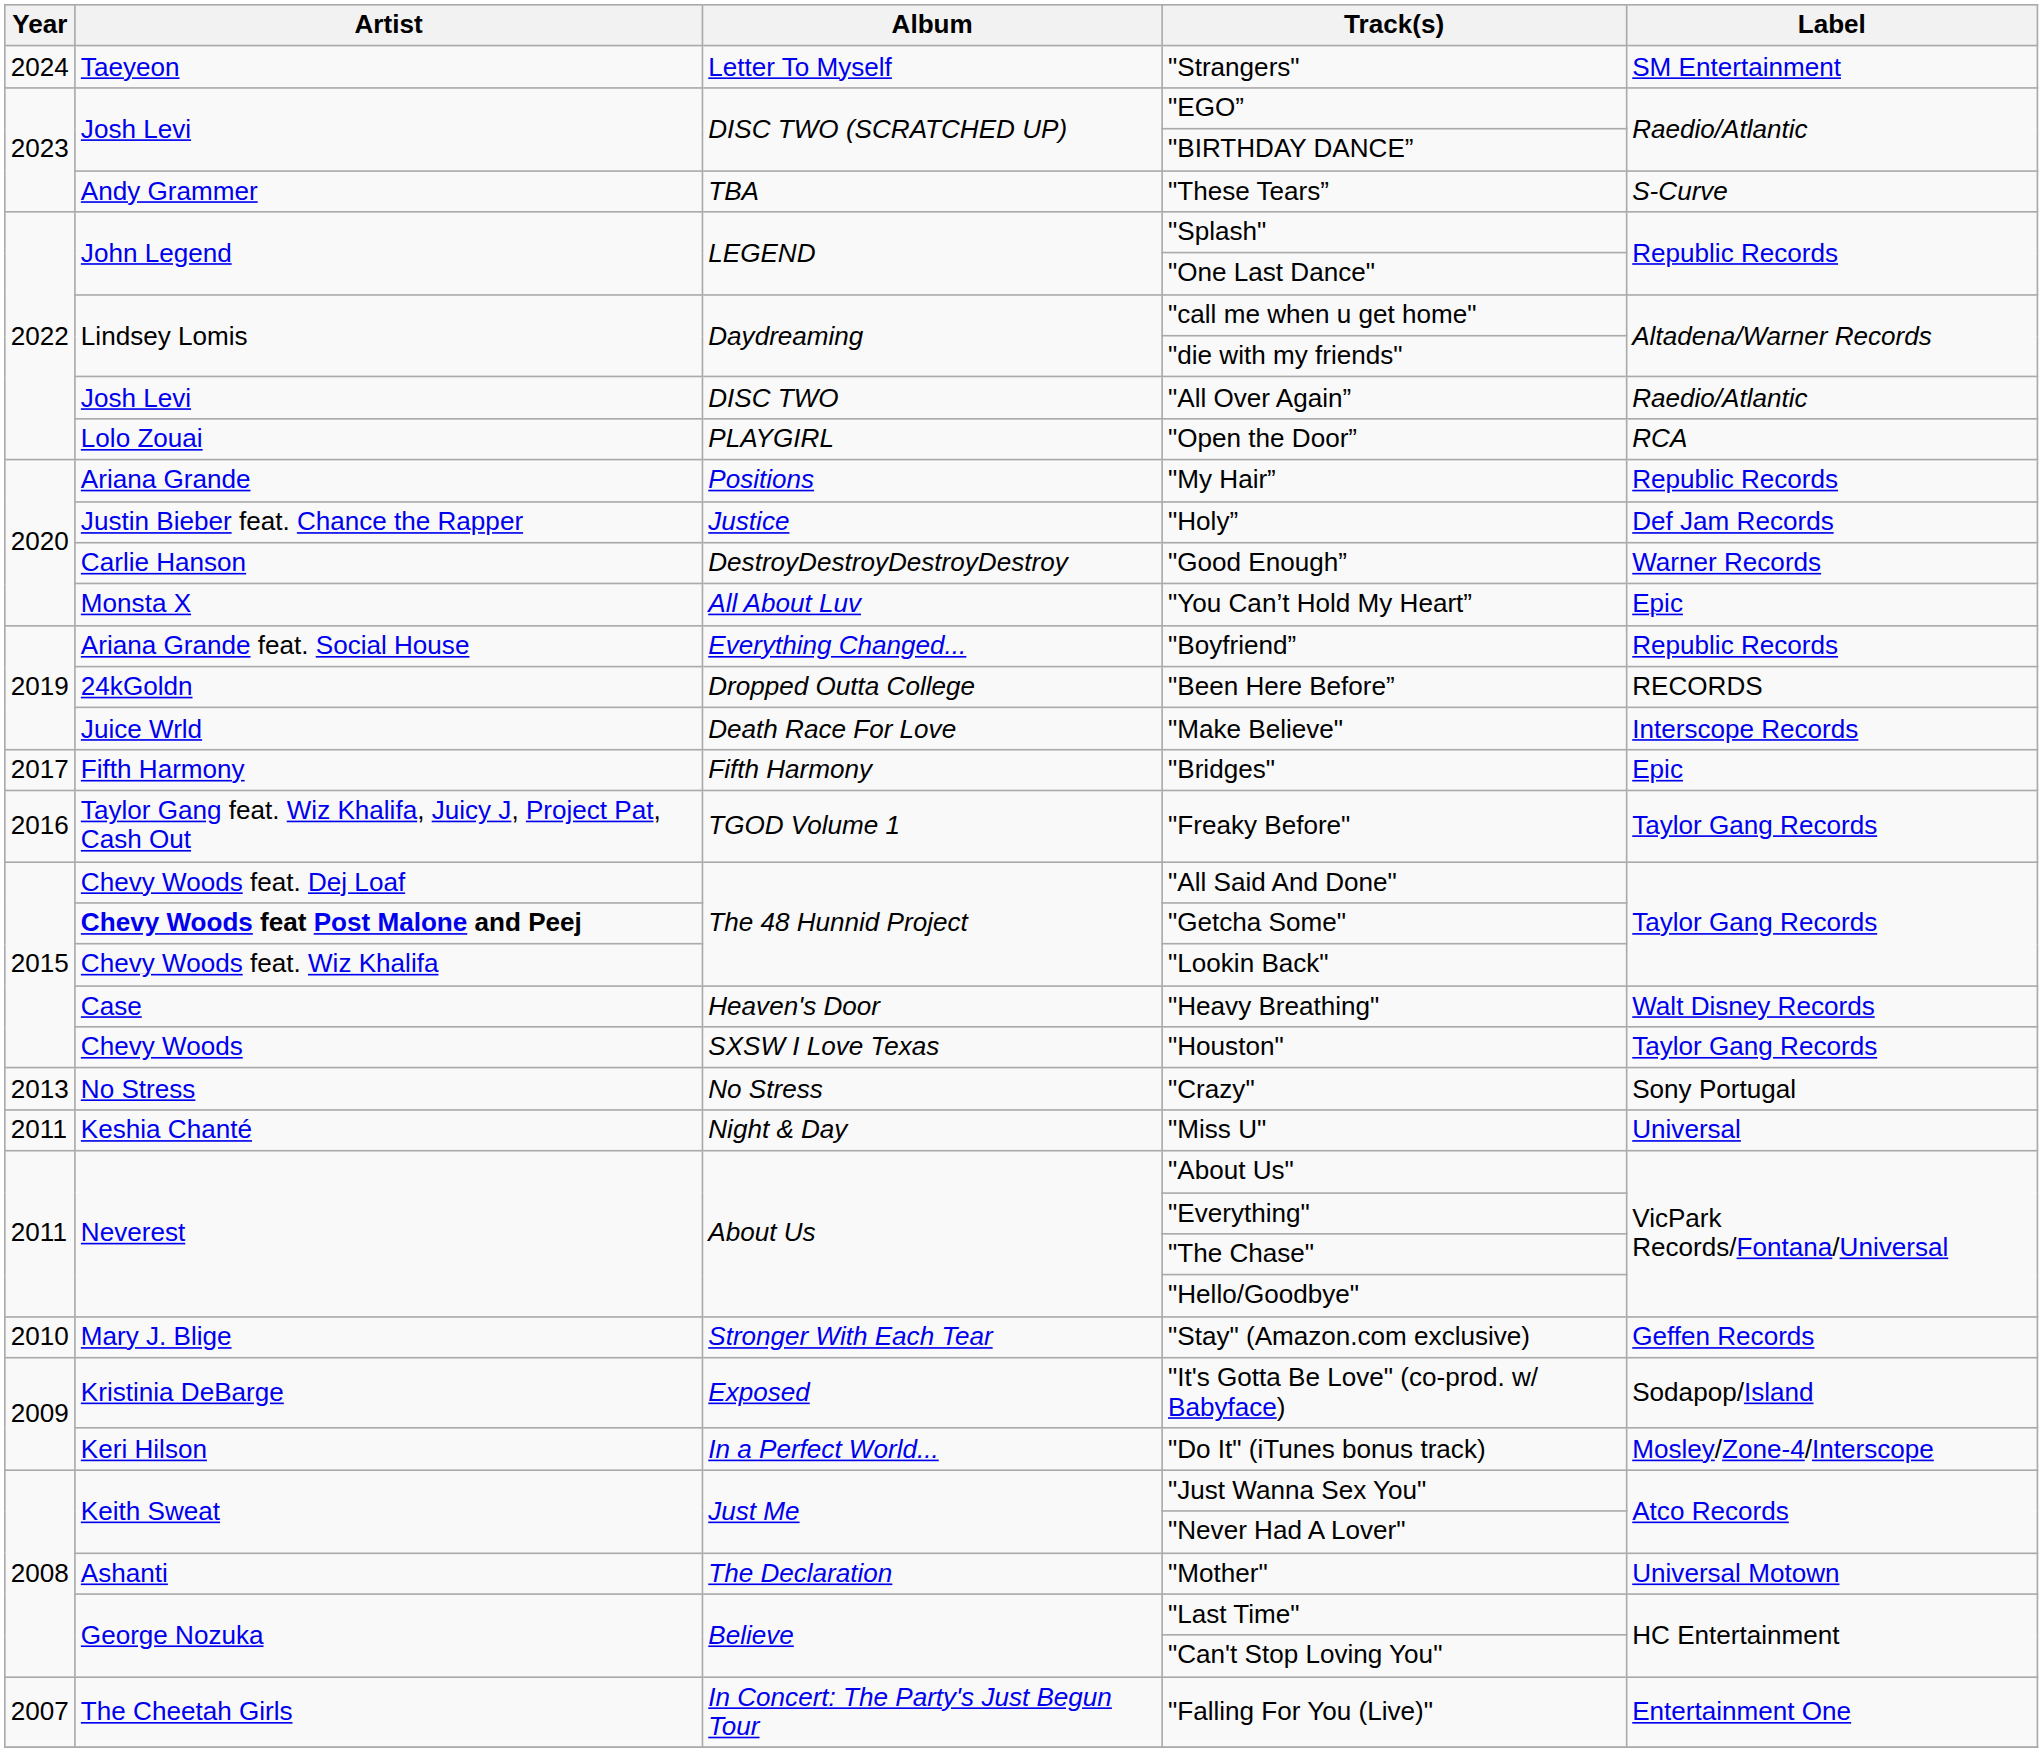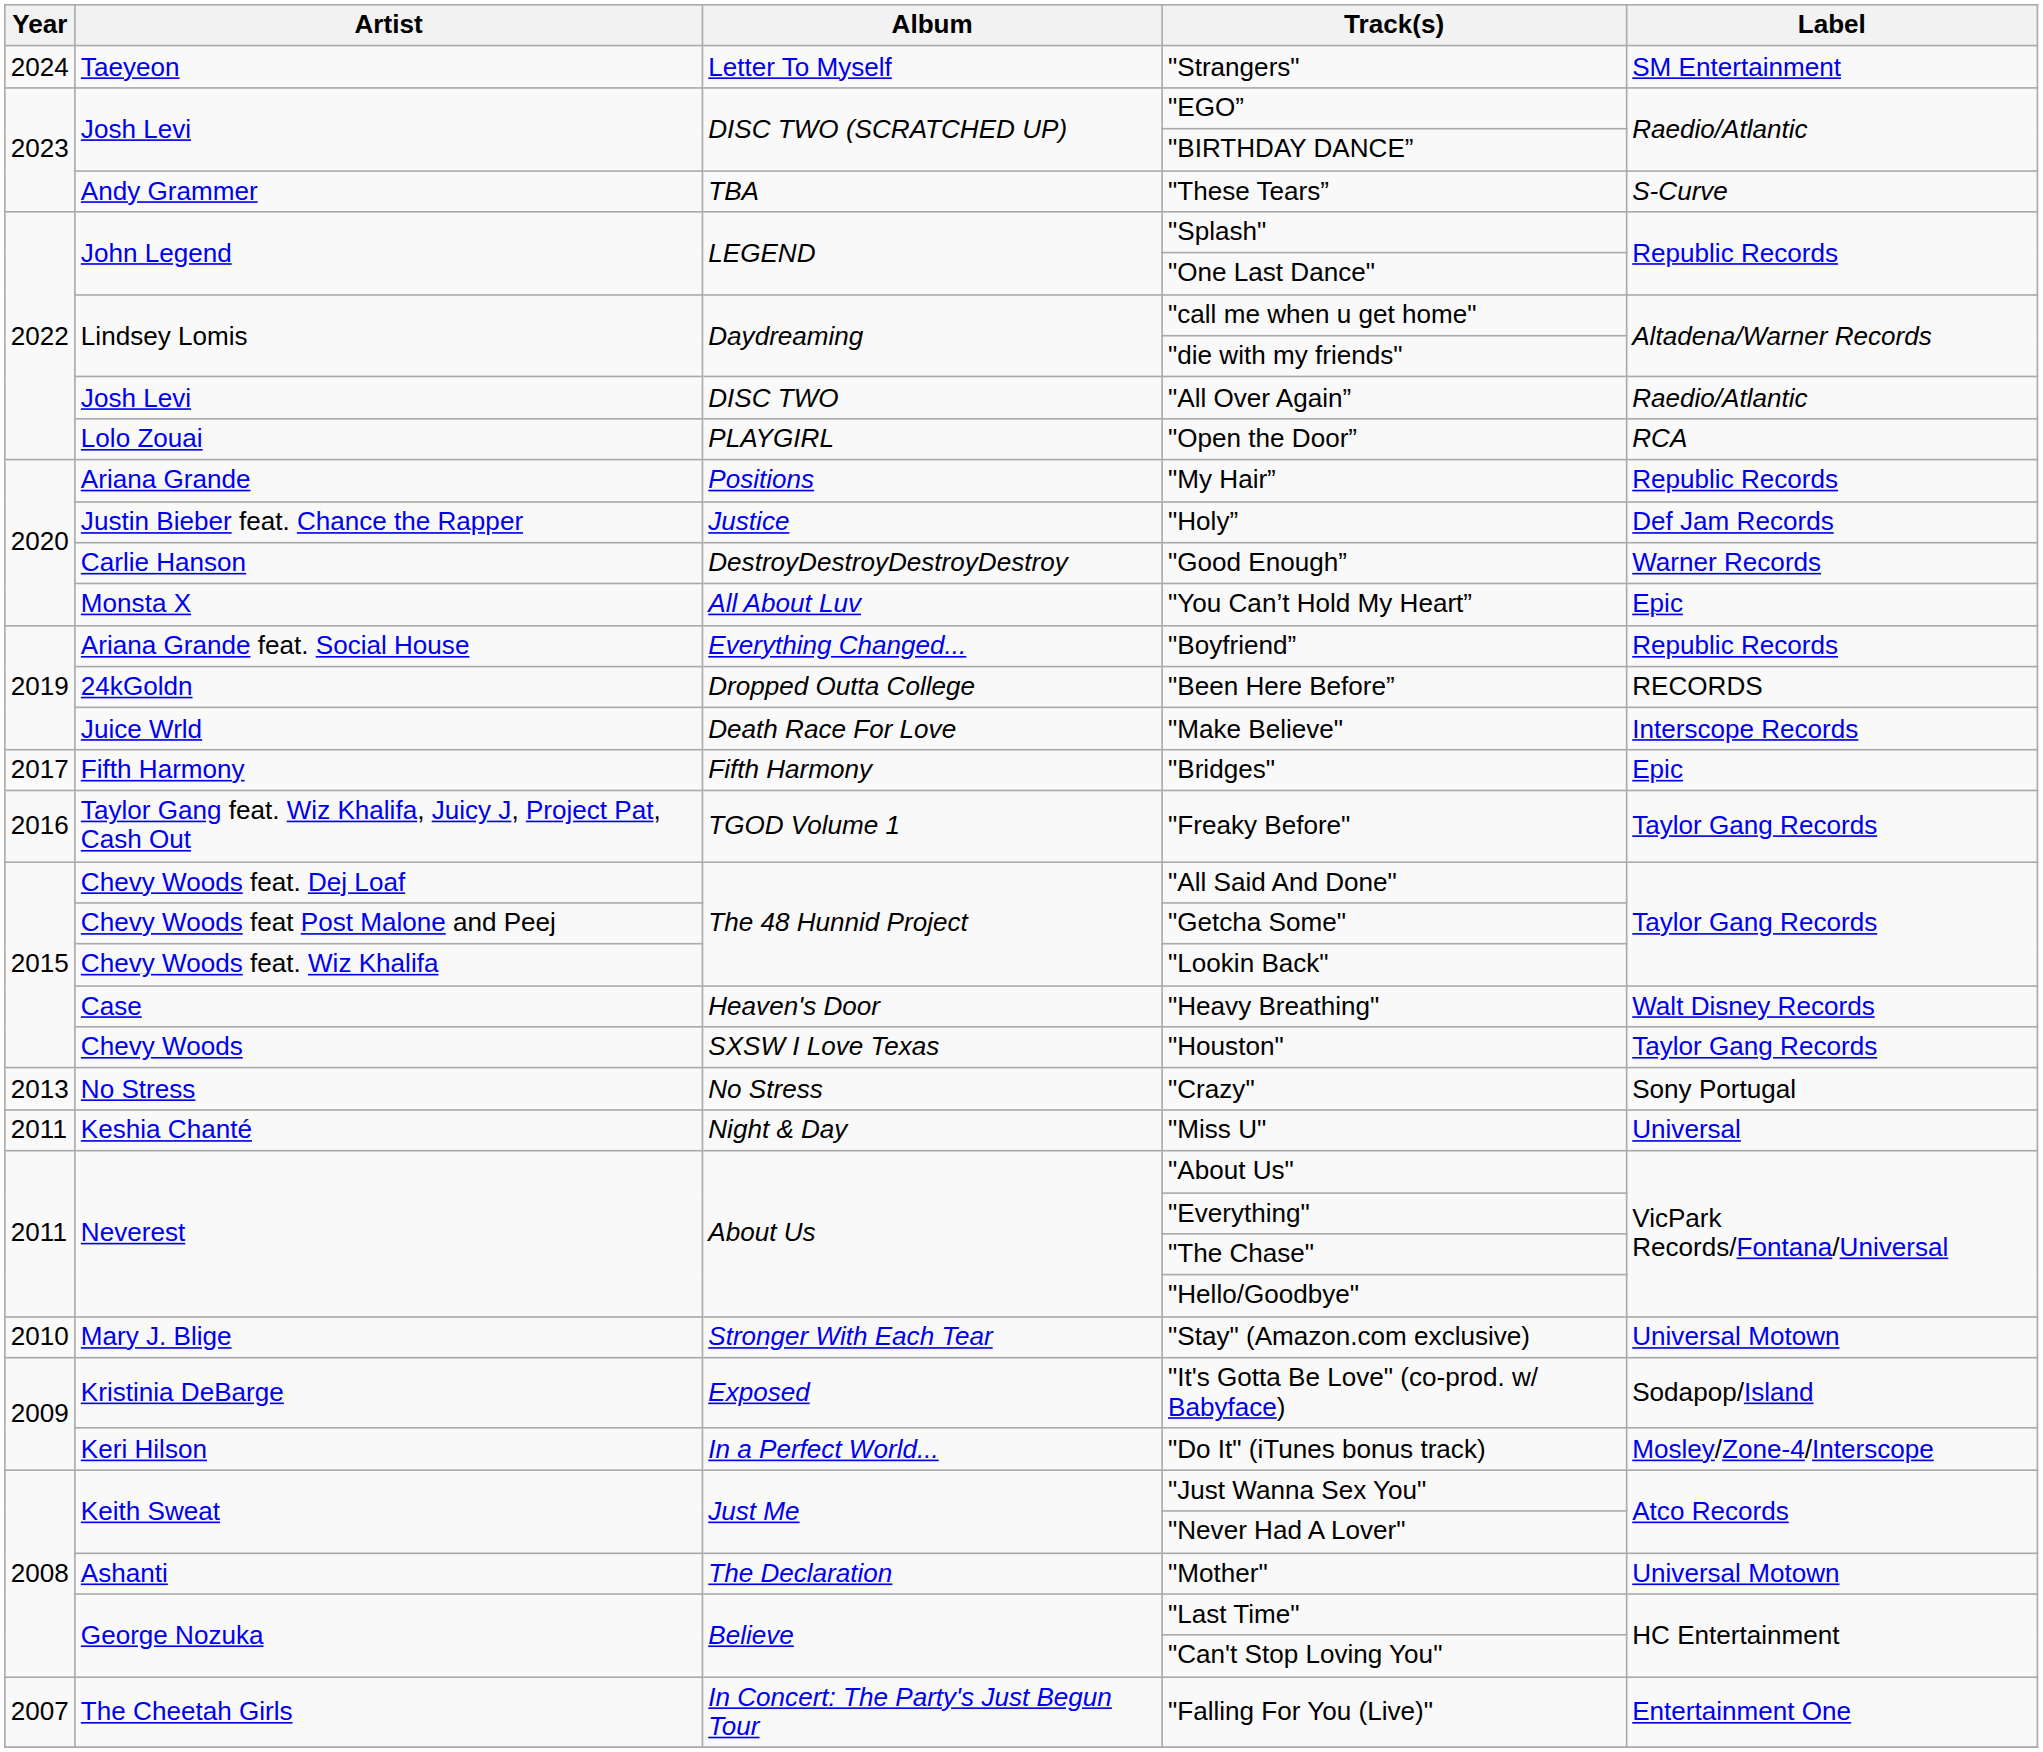(331, 923) bold -> (318, 923) normal
(1723, 1336) Geffen Records -> (1736, 1336) Universal Motown
